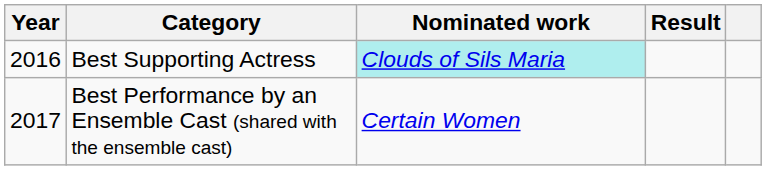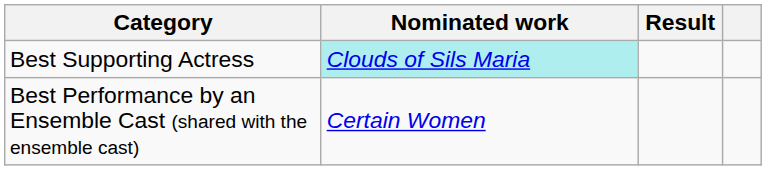- column: (35, 22)
